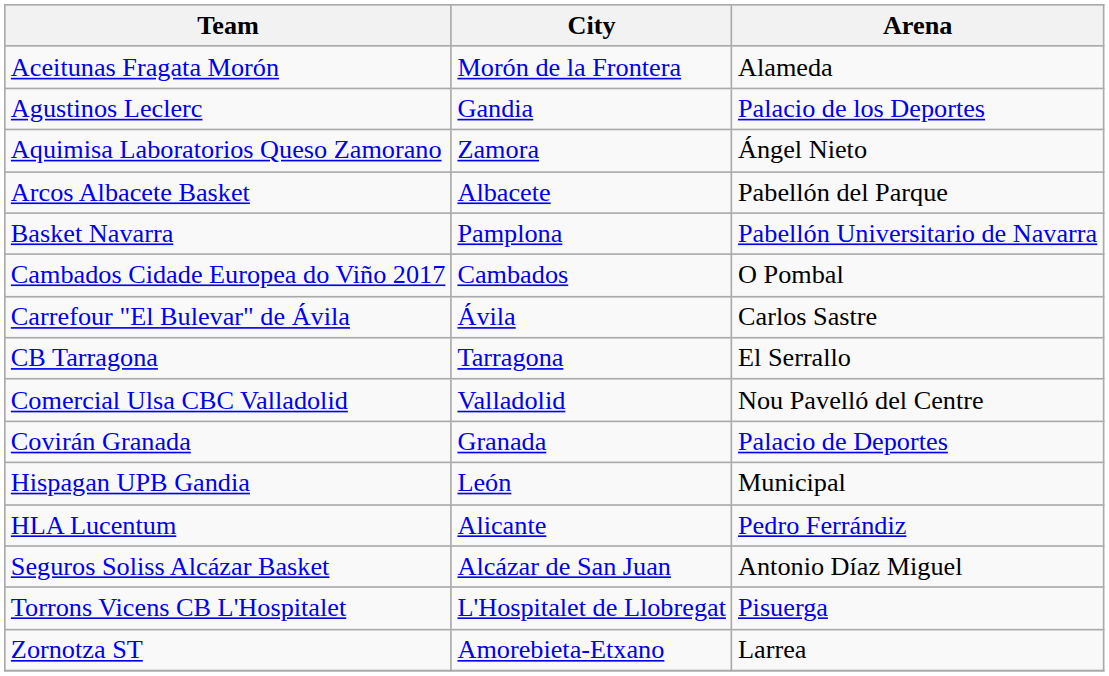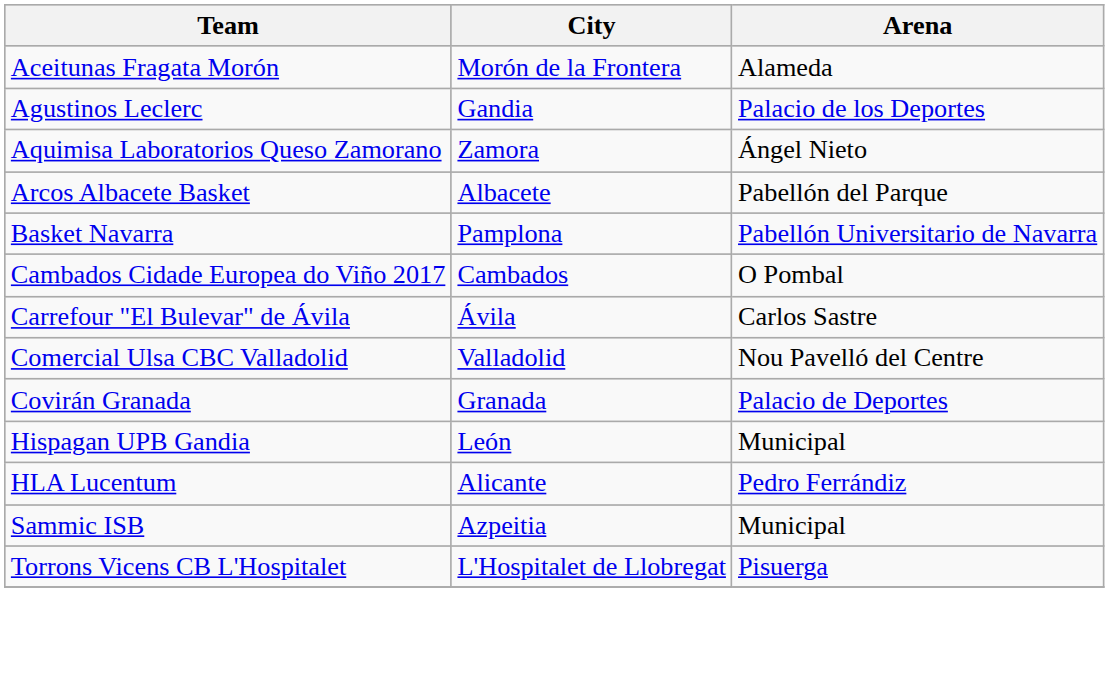- row: (84, 358)
+ row: (78, 524)
- row: (170, 566)
- row: (77, 649)
